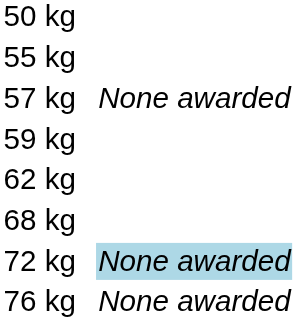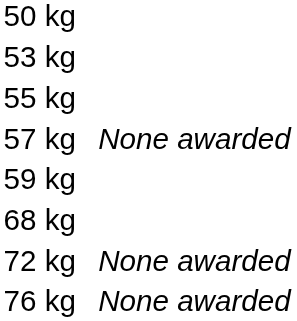+ row: (40, 57)
- row: (40, 179)
(194, 260) lightblue background -> (194, 260) no background
